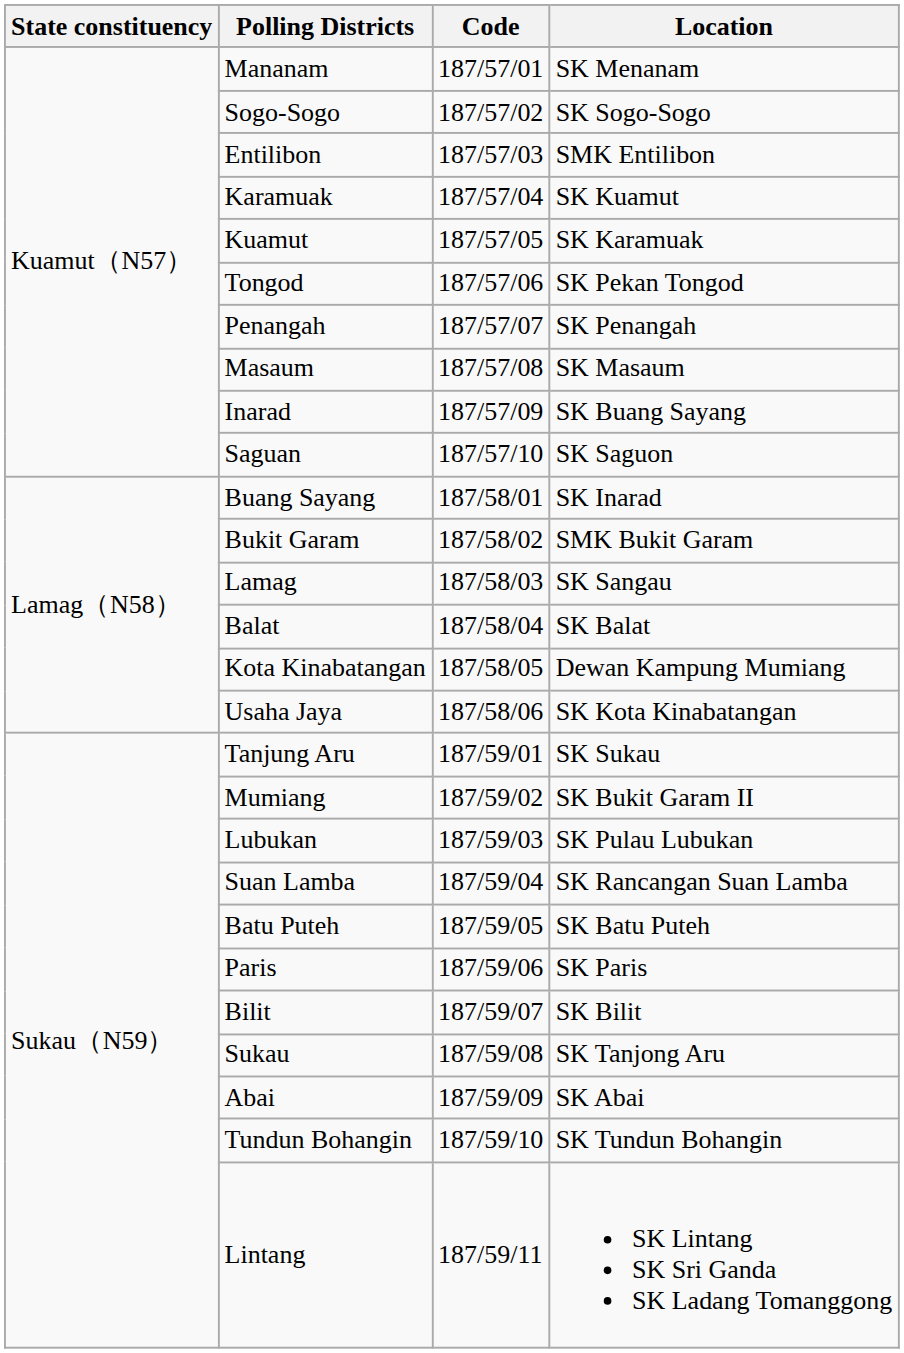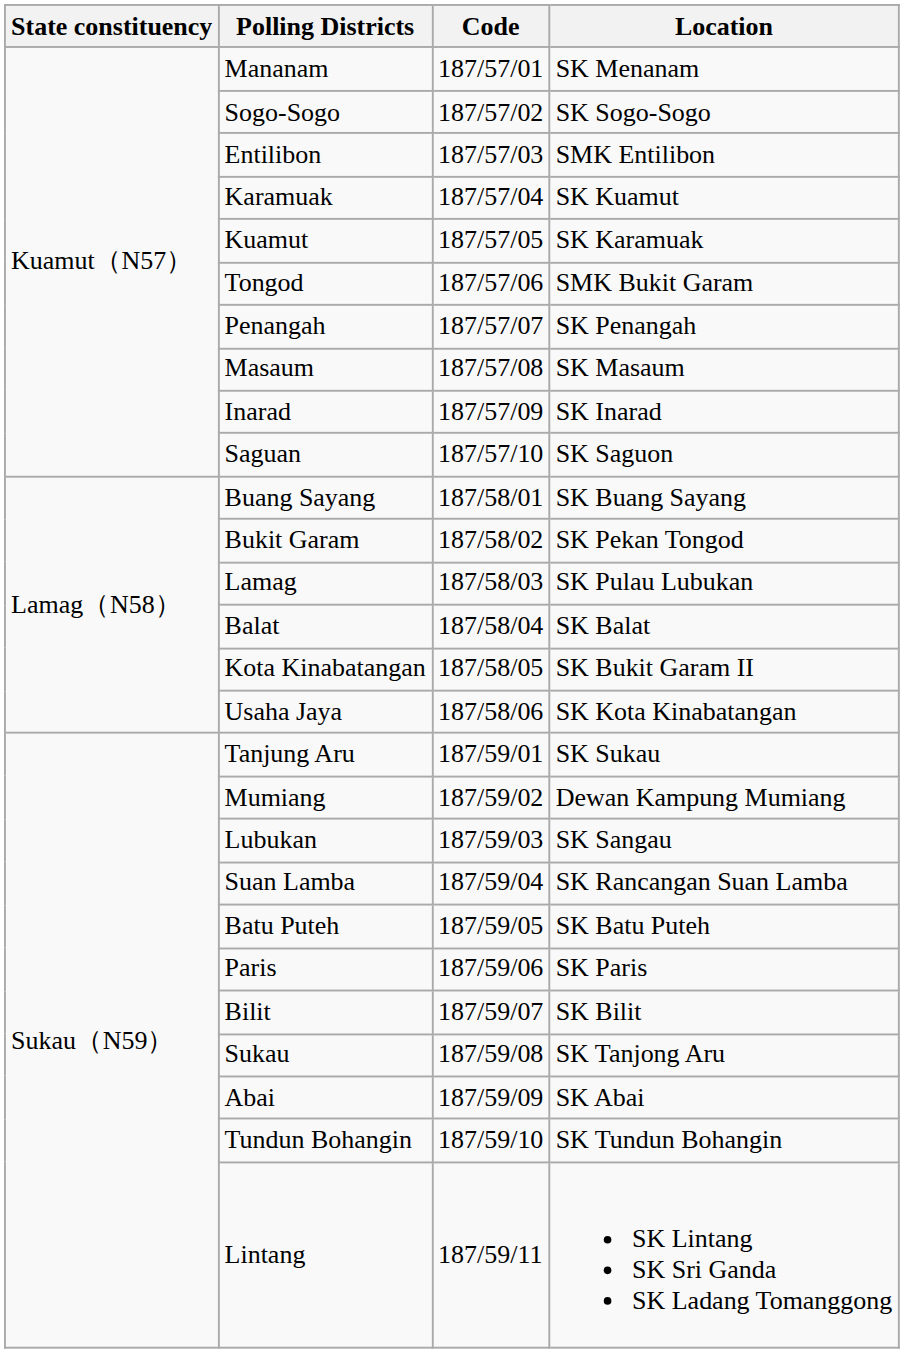(650, 282) SK Pekan Tongod -> (654, 282) SMK Bukit Garam
(651, 411) SK Buang Sayang -> (609, 411) SK Inarad
(609, 496) SK Inarad -> (651, 496) SK Buang Sayang
(654, 539) SMK Bukit Garam -> (650, 539) SK Pekan Tongod
(614, 582) SK Sangau -> (654, 582) SK Pulau Lubukan
(701, 668) Dewan Kampung Mumiang -> (655, 668) SK Bukit Garam II
(655, 796) SK Bukit Garam II -> (701, 796) Dewan Kampung Mumiang
(654, 839) SK Pulau Lubukan -> (614, 839) SK Sangau
